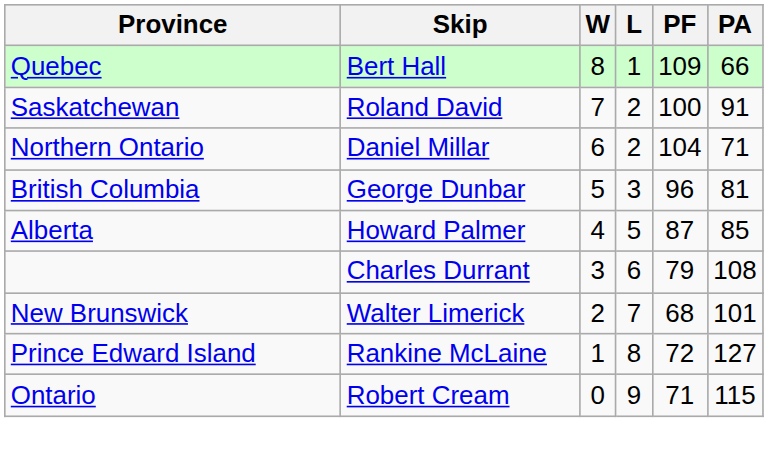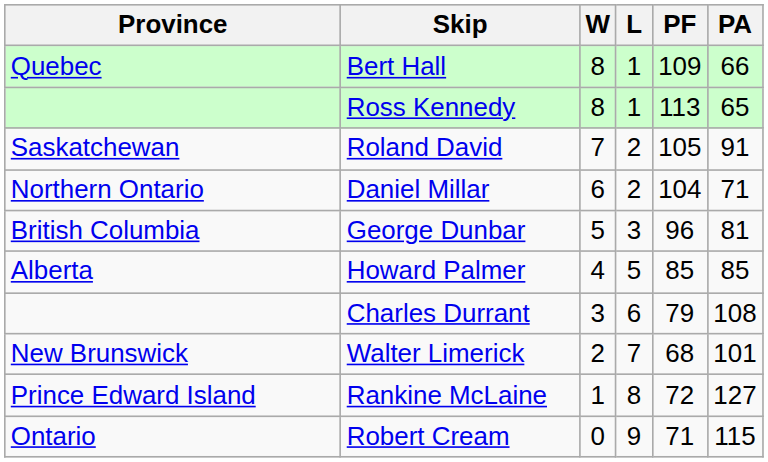+ row: (431, 107)
(680, 107) 100 -> (680, 148) 105
(680, 230) 87 -> (680, 271) 85
